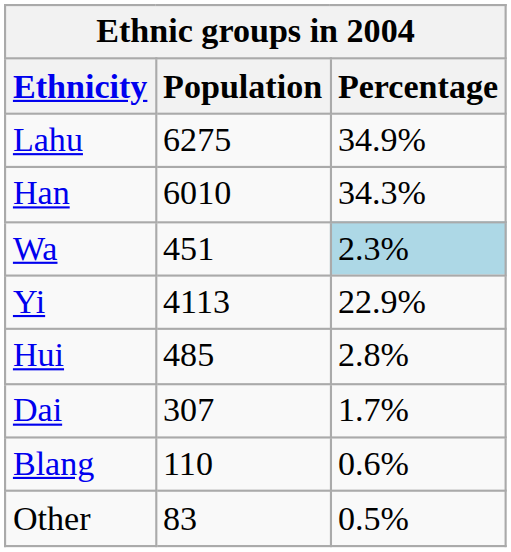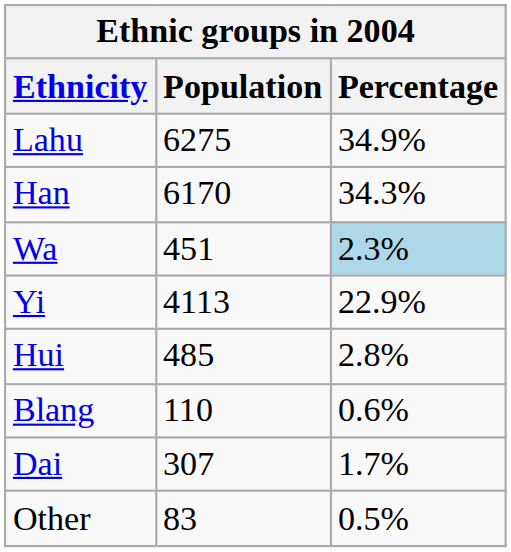(197, 193) 6010 -> (197, 193) 6170
rows swapped: (38, 409) <-> (54, 463)
